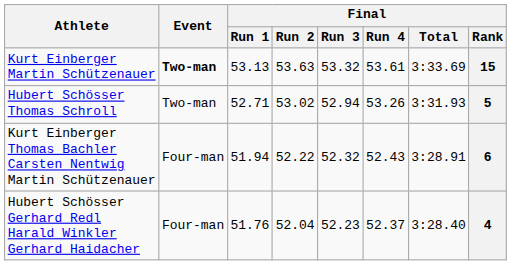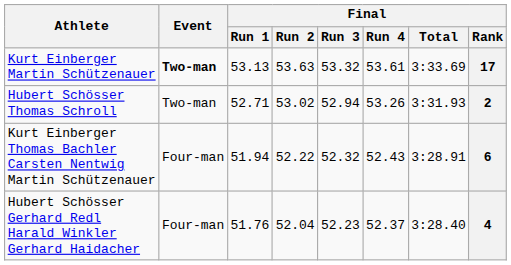(488, 67) 15 -> (488, 67) 17
(488, 104) 5 -> (488, 104) 2
